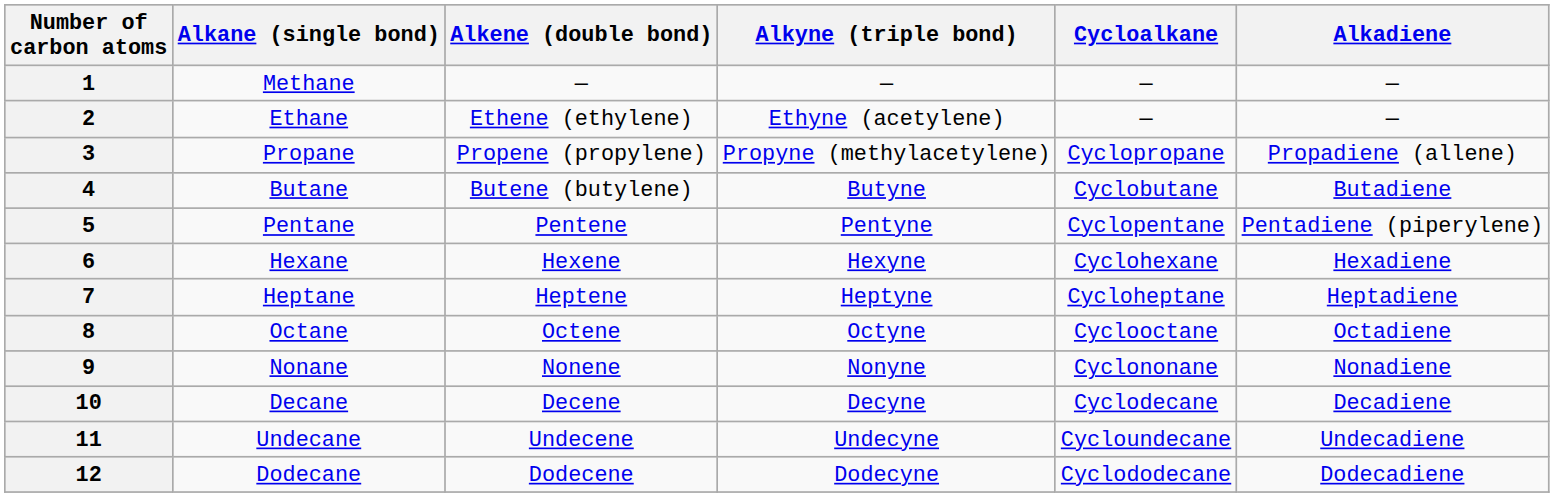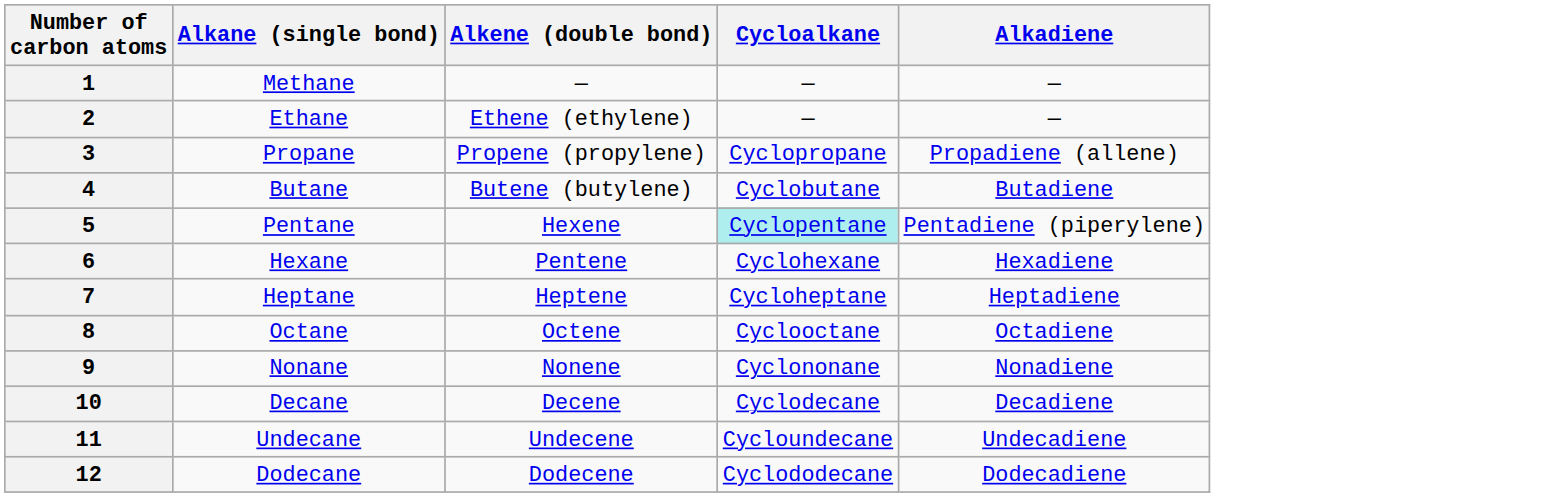- column: (887, 35)
(581, 226) Pentene -> (581, 226) Hexene
(1146, 226) no background -> (808, 226) paleturquoise background
(581, 261) Hexene -> (581, 261) Pentene
